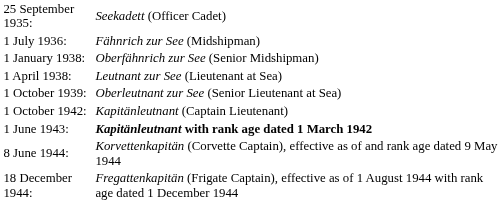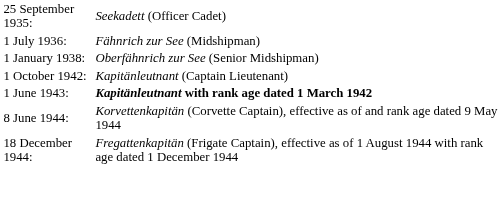- row: (38, 75)
- row: (45, 93)
